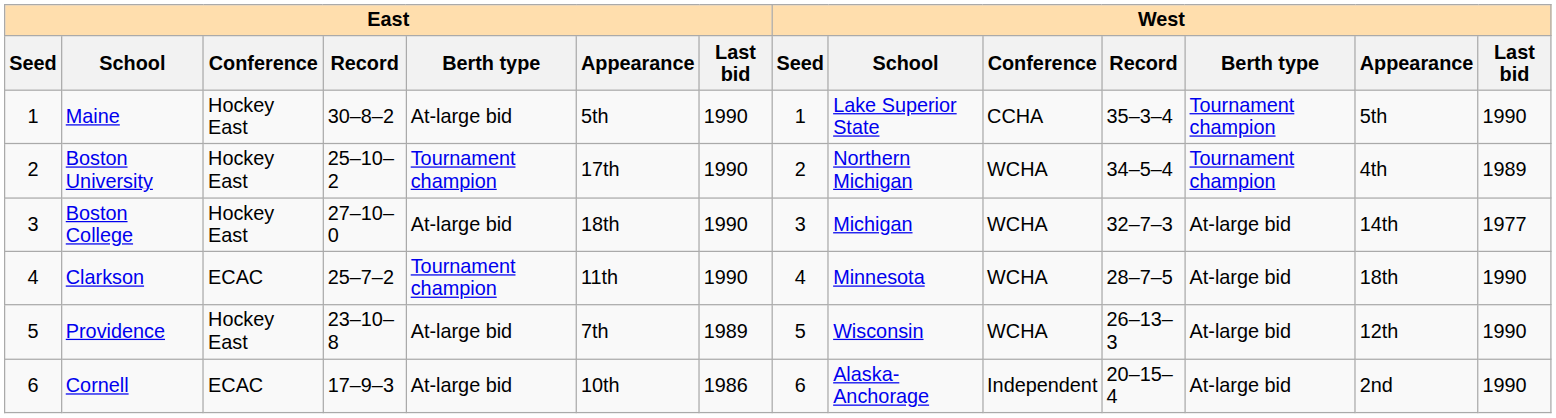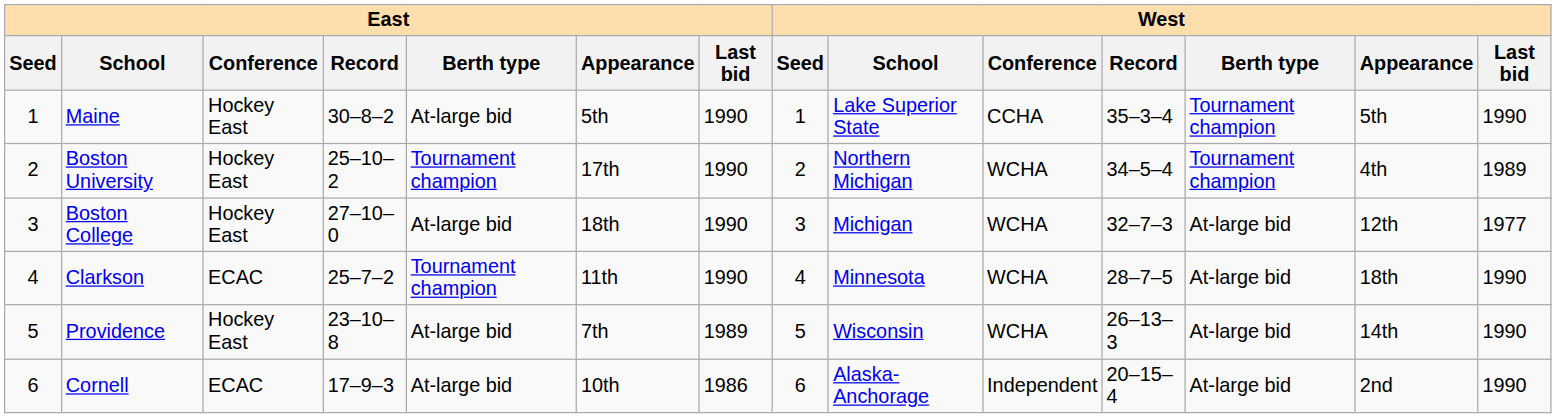(1379, 224) 14th -> (1379, 224) 12th
(1379, 331) 12th -> (1379, 331) 14th
